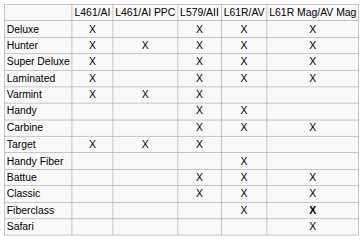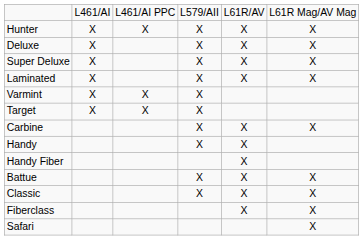rows swapped: (22, 45) <-> (23, 29)
rows swapped: (21, 144) <-> (22, 111)
(313, 210) bold -> (313, 210) normal
